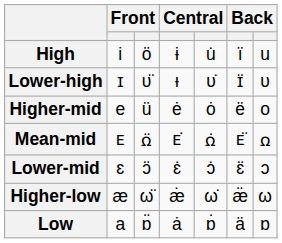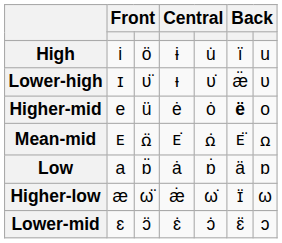(240, 81) ɪ̈ -> (240, 81) æ̈
(240, 109) normal -> (240, 109) bold
rows swapped: (56, 169) <-> (56, 224)
(240, 196) æ̈ -> (240, 196) ɪ̈
